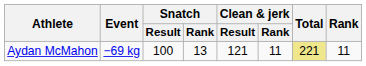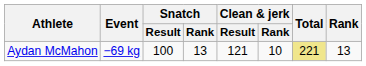(275, 52) 11 -> (275, 52) 10
(344, 52) 11 -> (344, 52) 13
